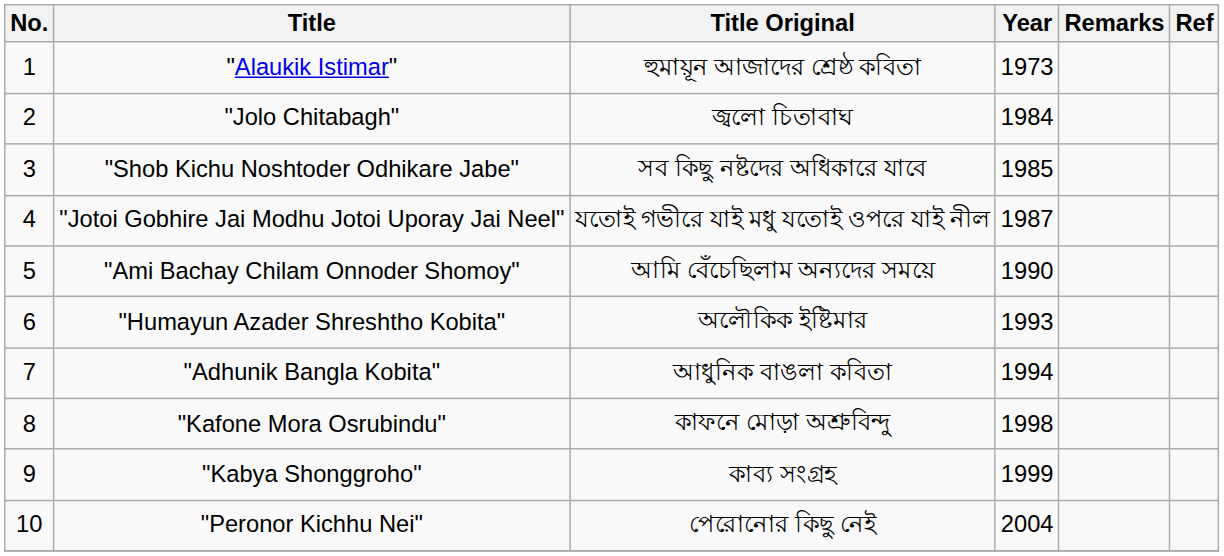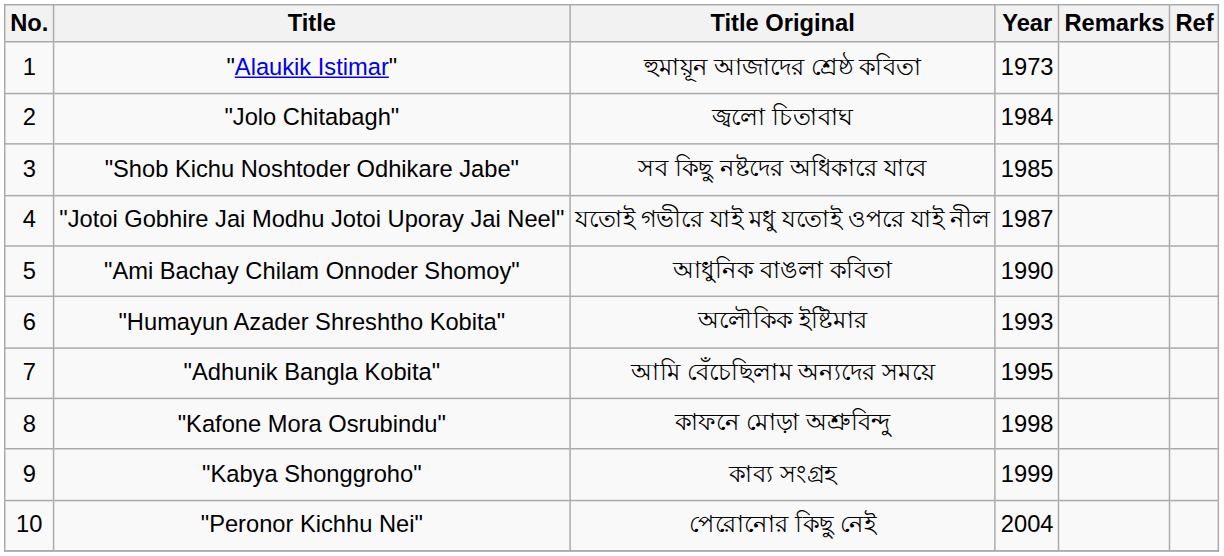(783, 270) আমি বেঁচেছিলাম অন্যদের সময়ে -> (783, 270) আধুনিক বাঙলা কবিতা
(783, 372) আধুনিক বাঙলা কবিতা -> (783, 372) আমি বেঁচেছিলাম অন্যদের সময়ে
(1027, 372) 1994 -> (1027, 372) 1995
